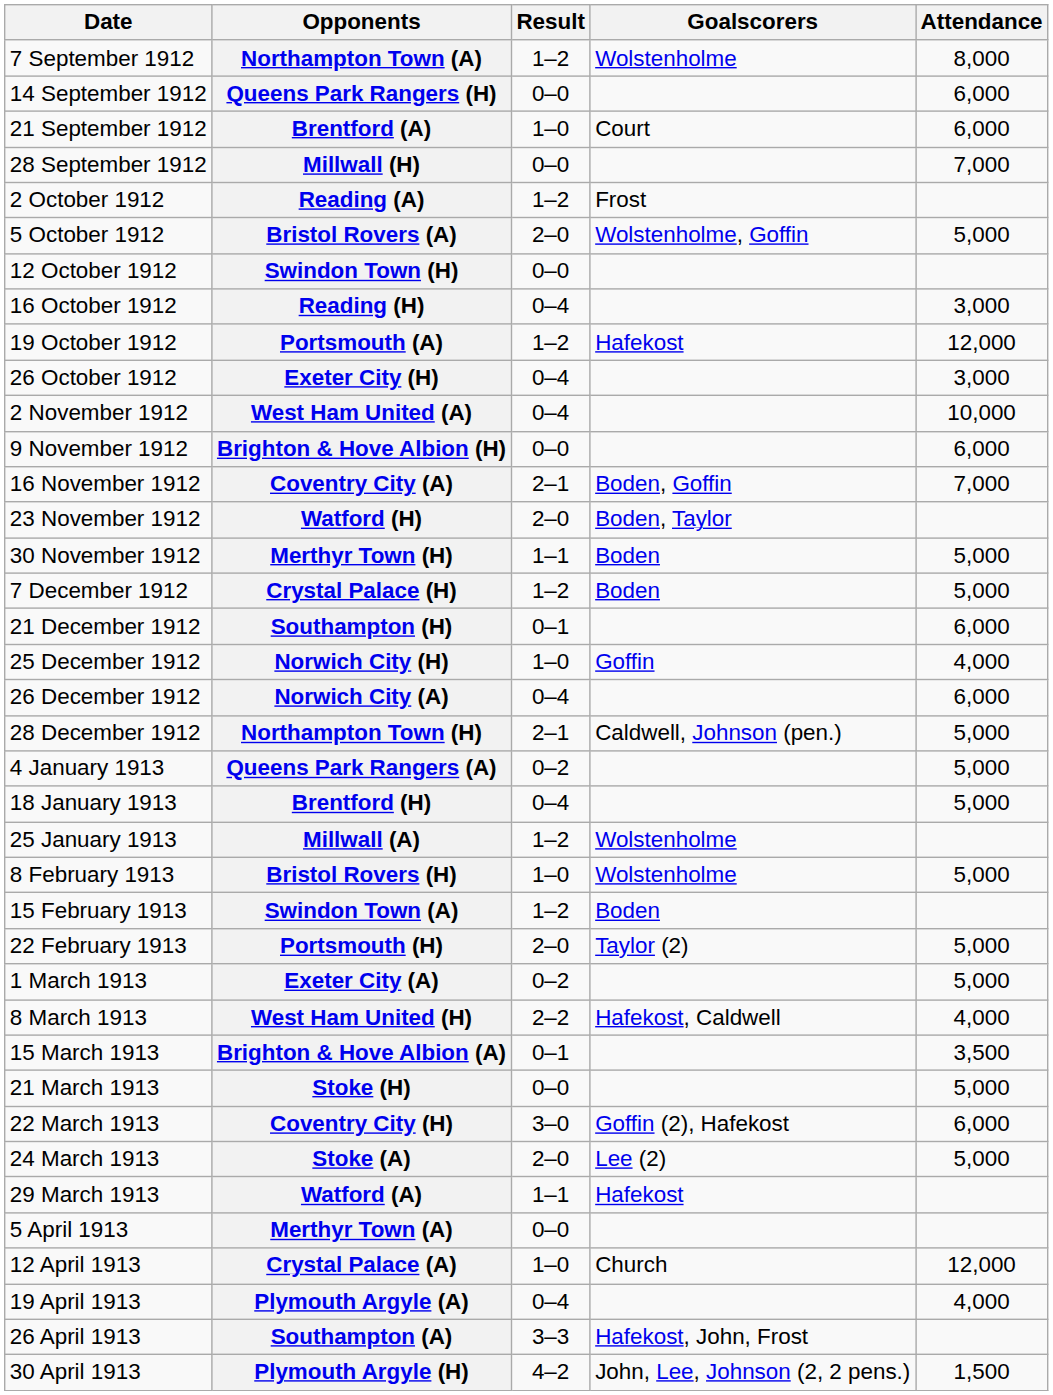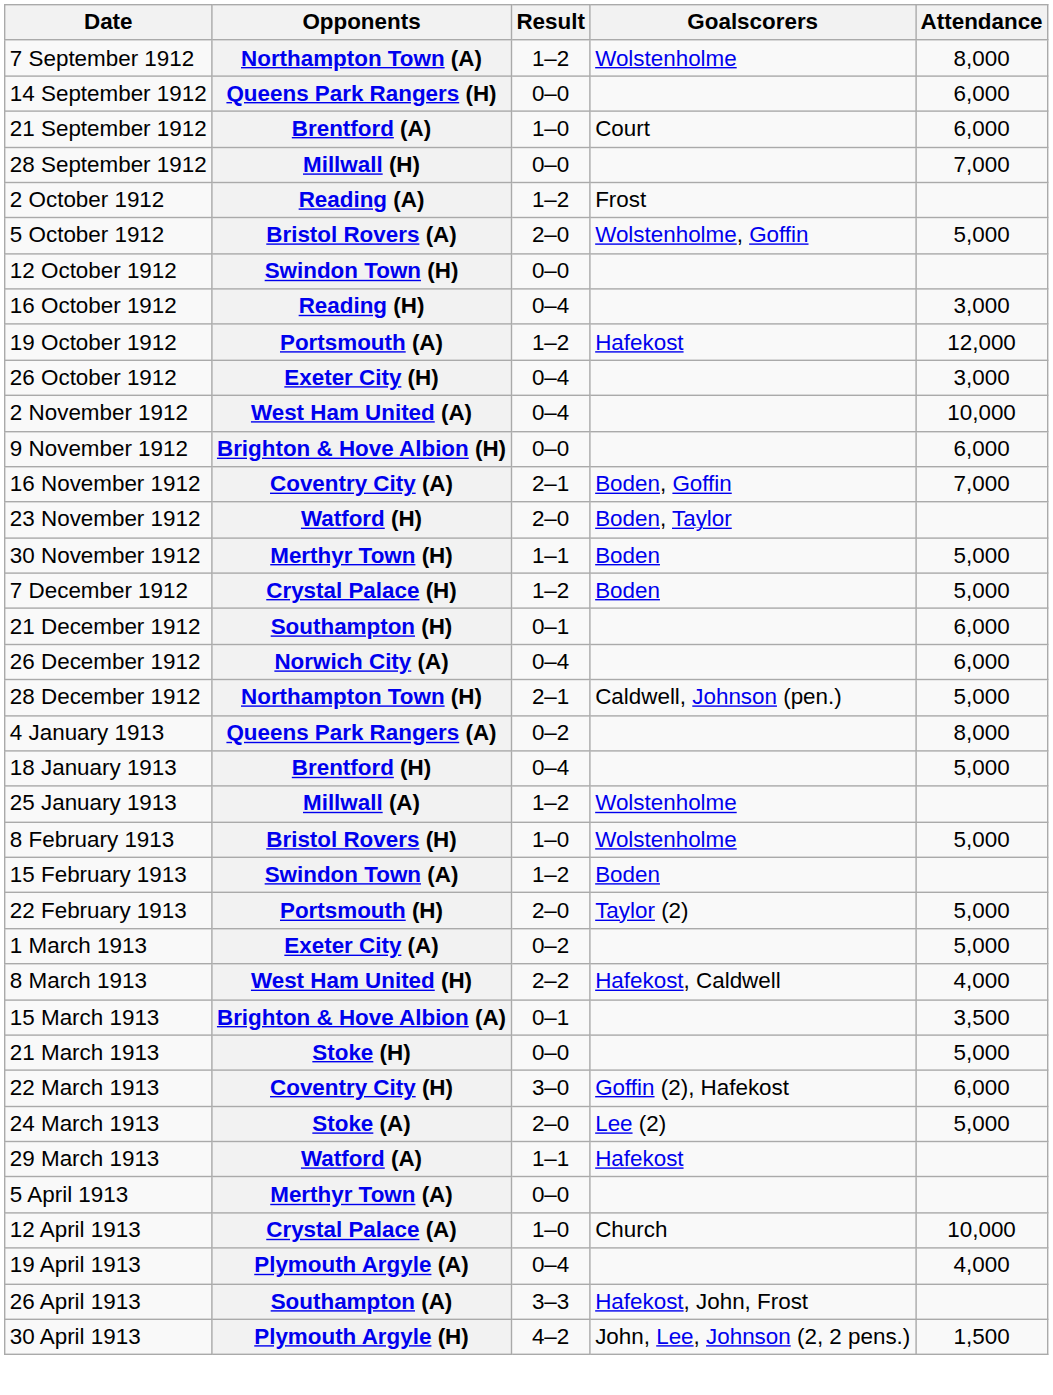- row: (361, 661)
(982, 768) 5,000 -> (982, 732) 8,000
(982, 1265) 12,000 -> (982, 1230) 10,000
